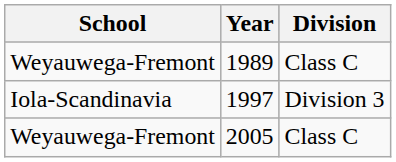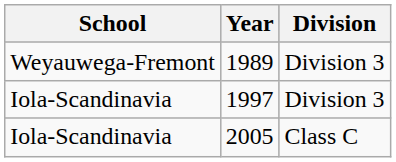(321, 61) Class C -> (335, 61) Division 3
(113, 136) Weyauwega-Fremont -> (91, 136) Iola-Scandinavia
